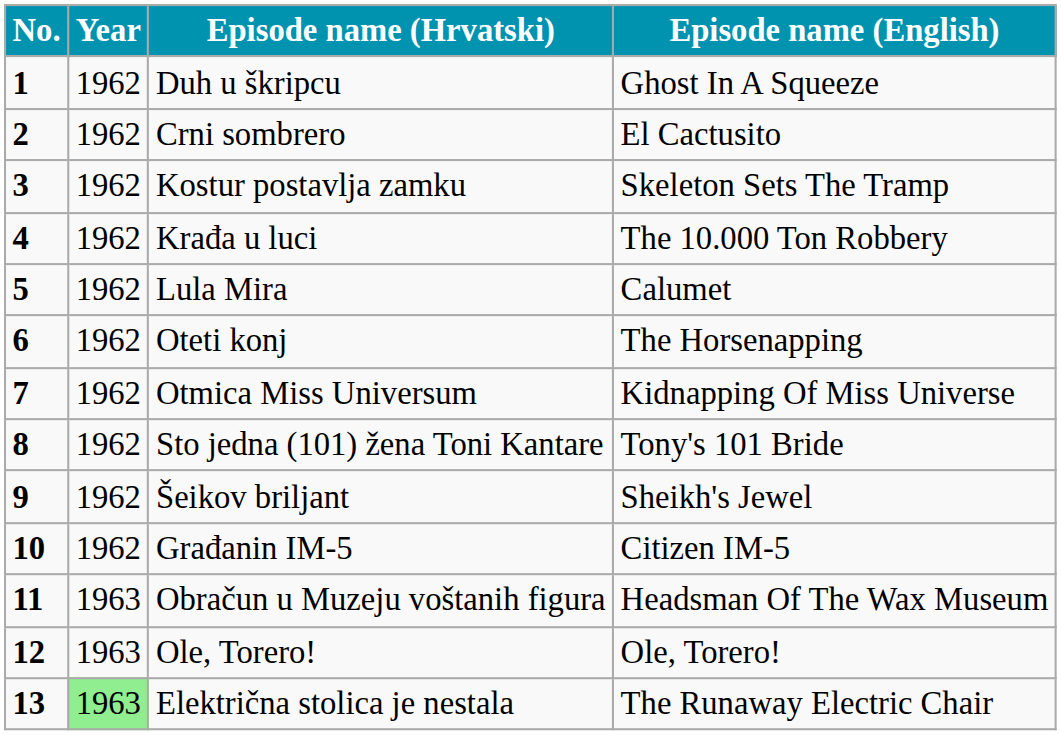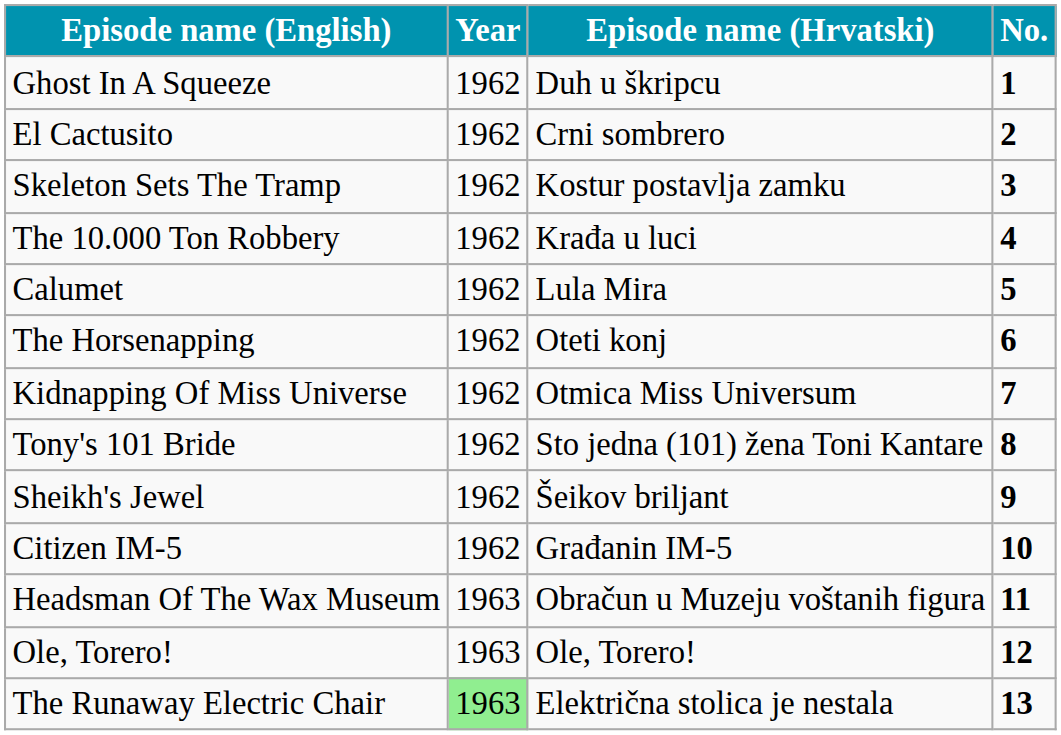columns swapped: (37, 30) <-> (834, 30)
